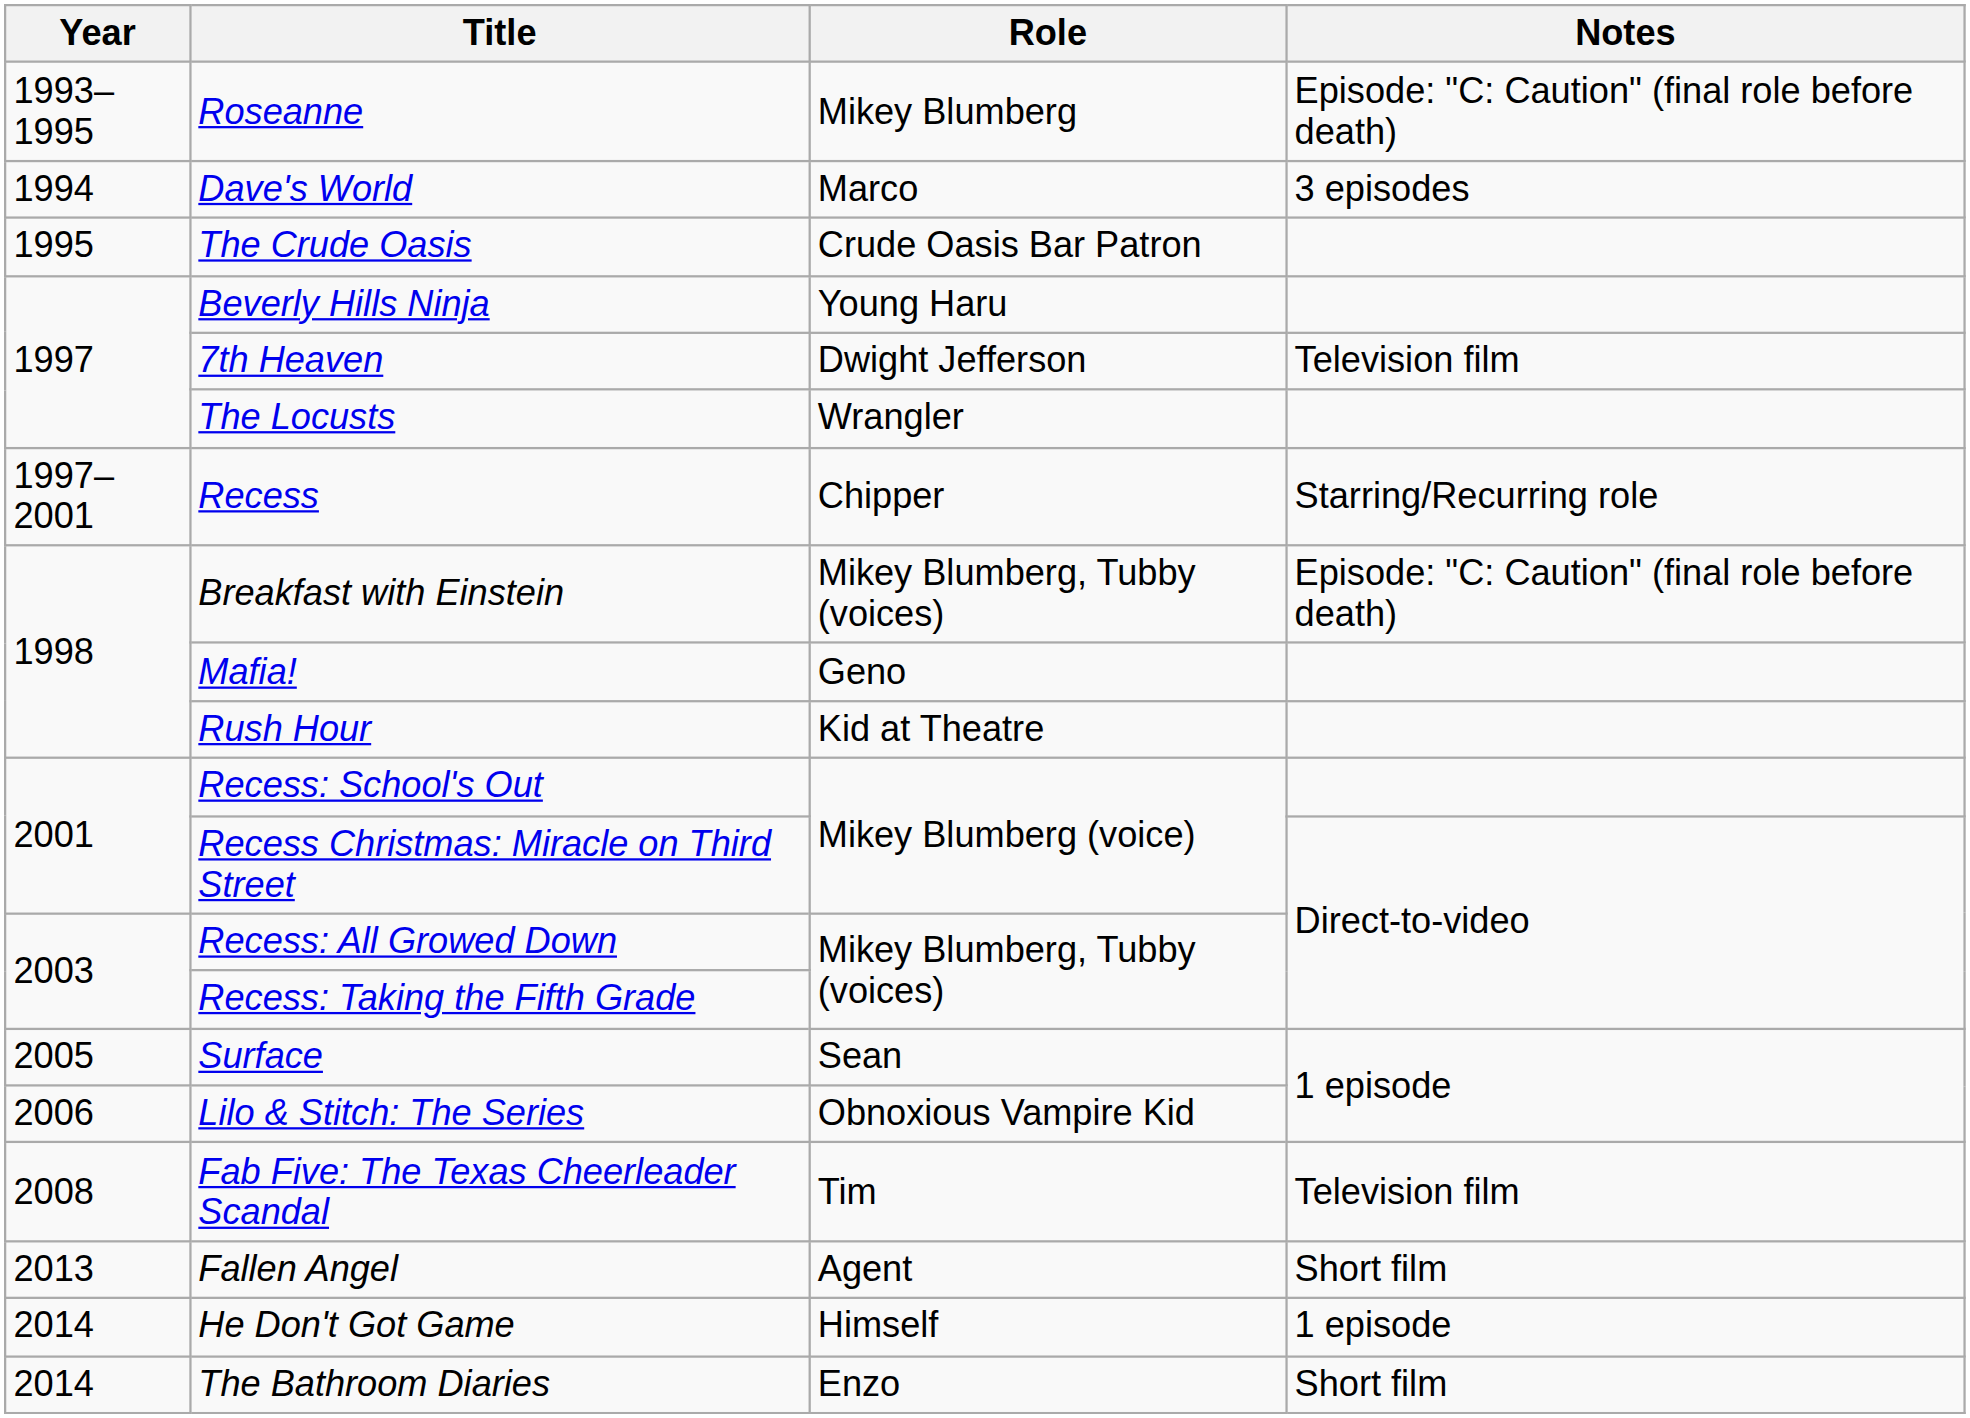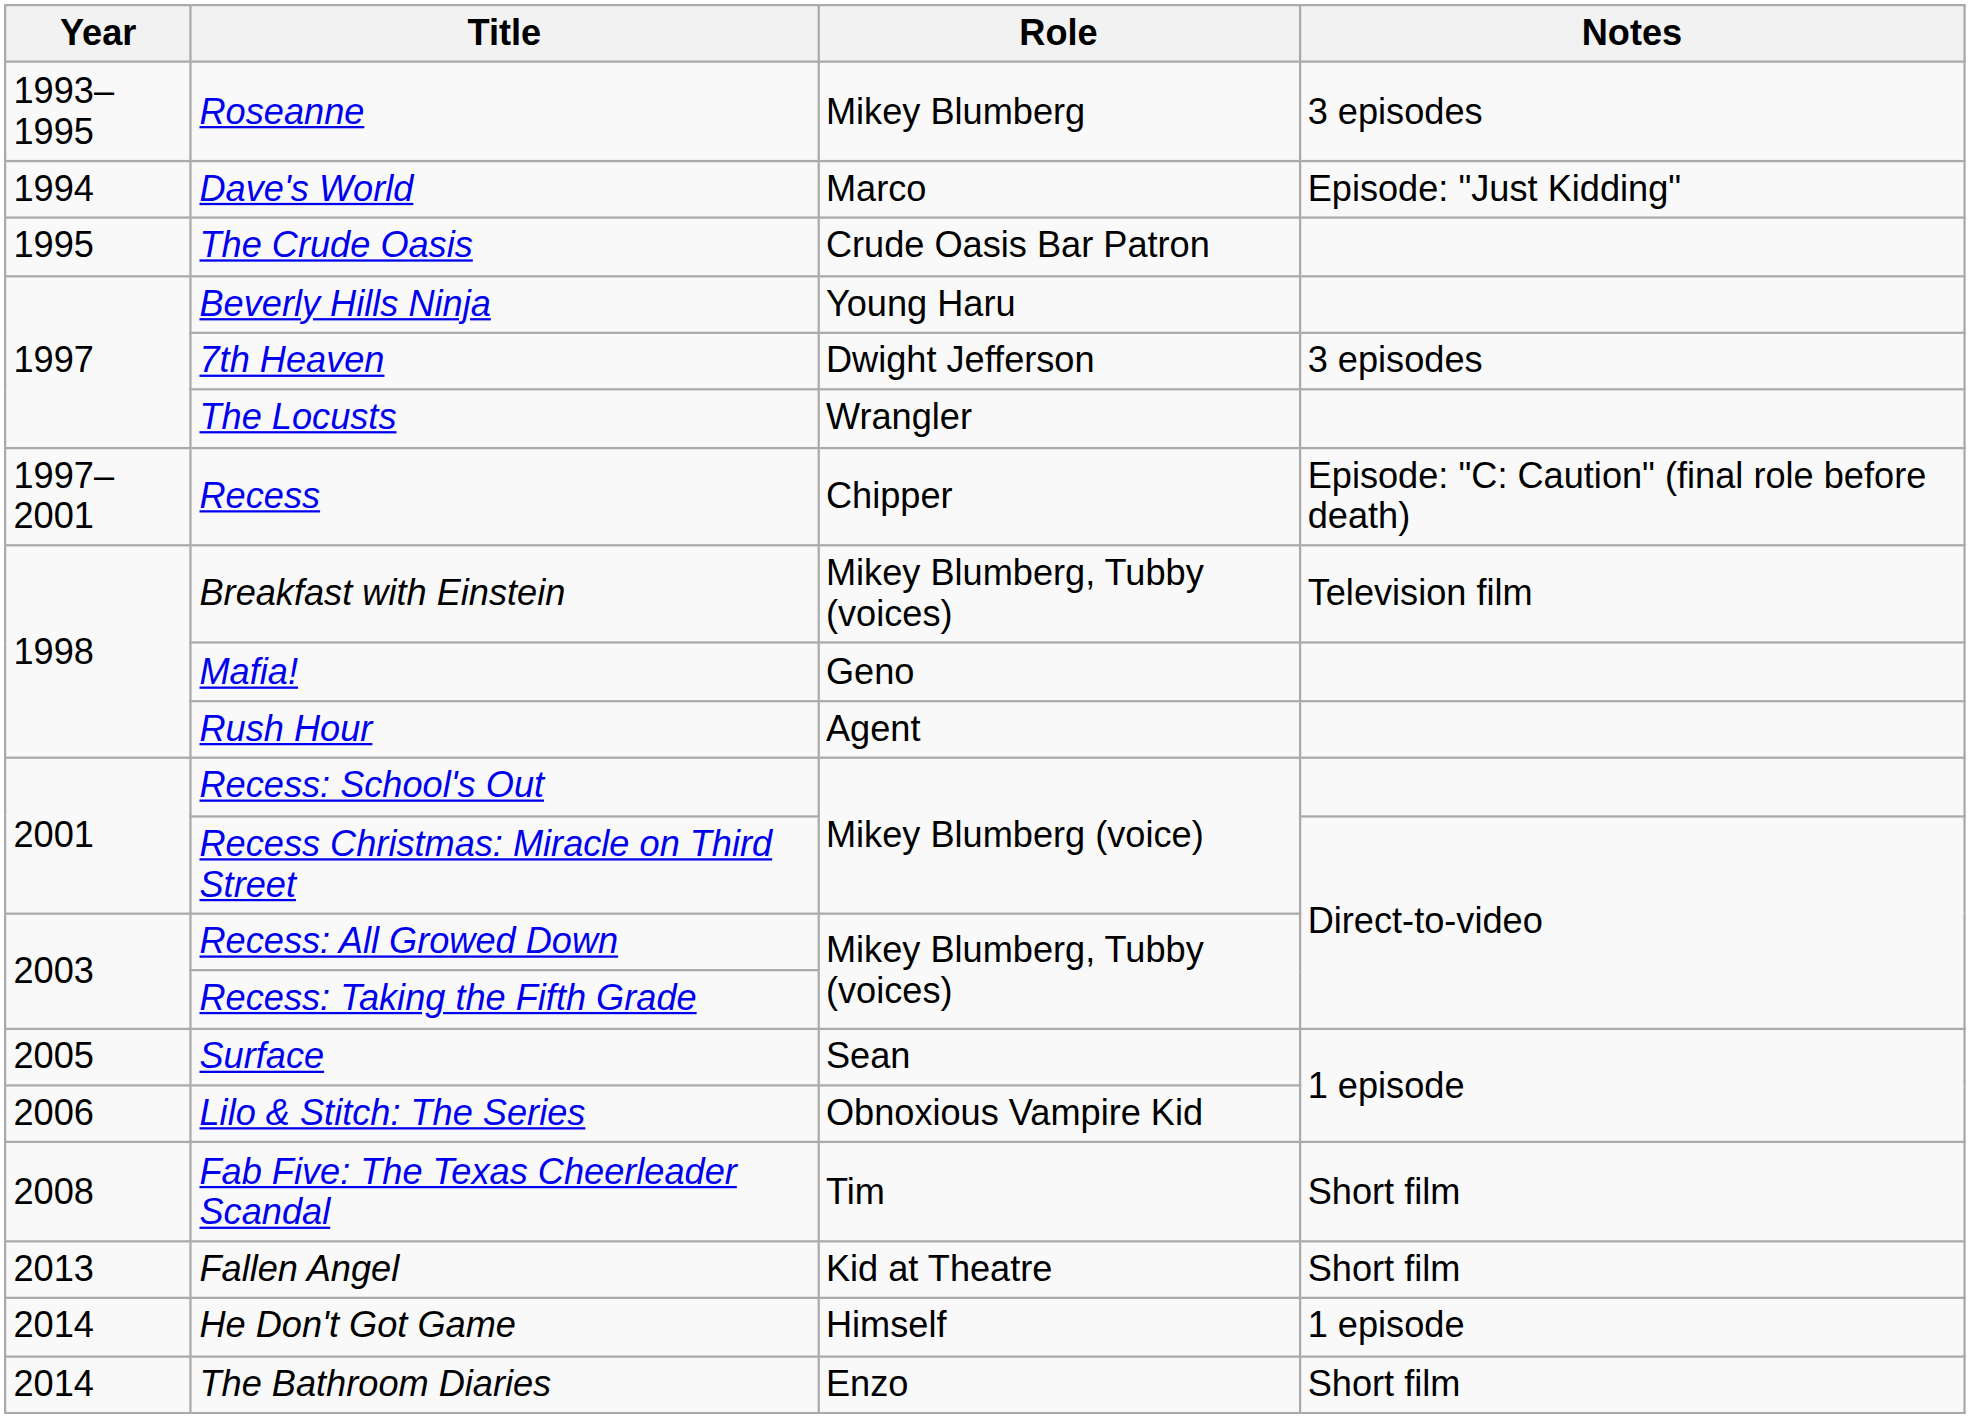(1604, 110) Episode: "C: Caution" (final role before death) -> (1395, 110) 3 episodes
(1382, 188) 3 episodes -> (1494, 188) Episode: "Just Kidding"
(1407, 360) Television film -> (1395, 360) 3 episodes
(1476, 495) Starring/Recurring role -> (1617, 495) Episode: "C: Caution" (final role before death)
(1604, 593) Episode: "C: Caution" (final role before death) -> (1420, 593) Television film
(931, 728) Kid at Theatre -> (873, 728) Agent
(1407, 1191) Television film -> (1384, 1191) Short film
(865, 1268) Agent -> (939, 1268) Kid at Theatre
